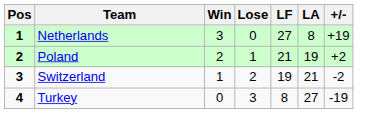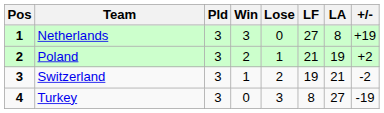+ column: (218, 14)
